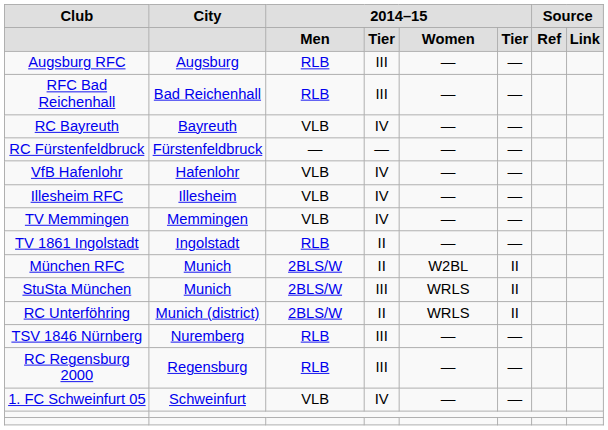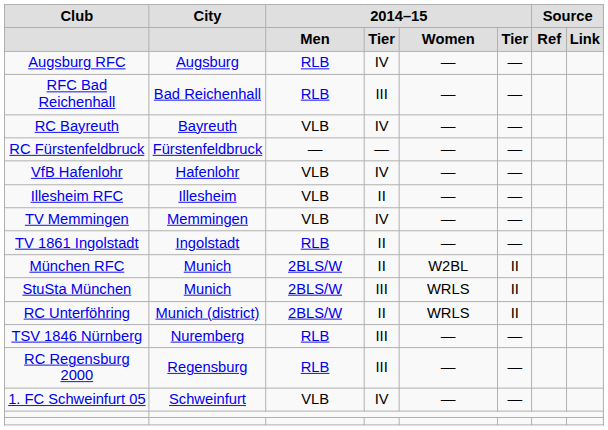(382, 62) III -> (382, 62) IV
(382, 196) IV -> (382, 196) II
